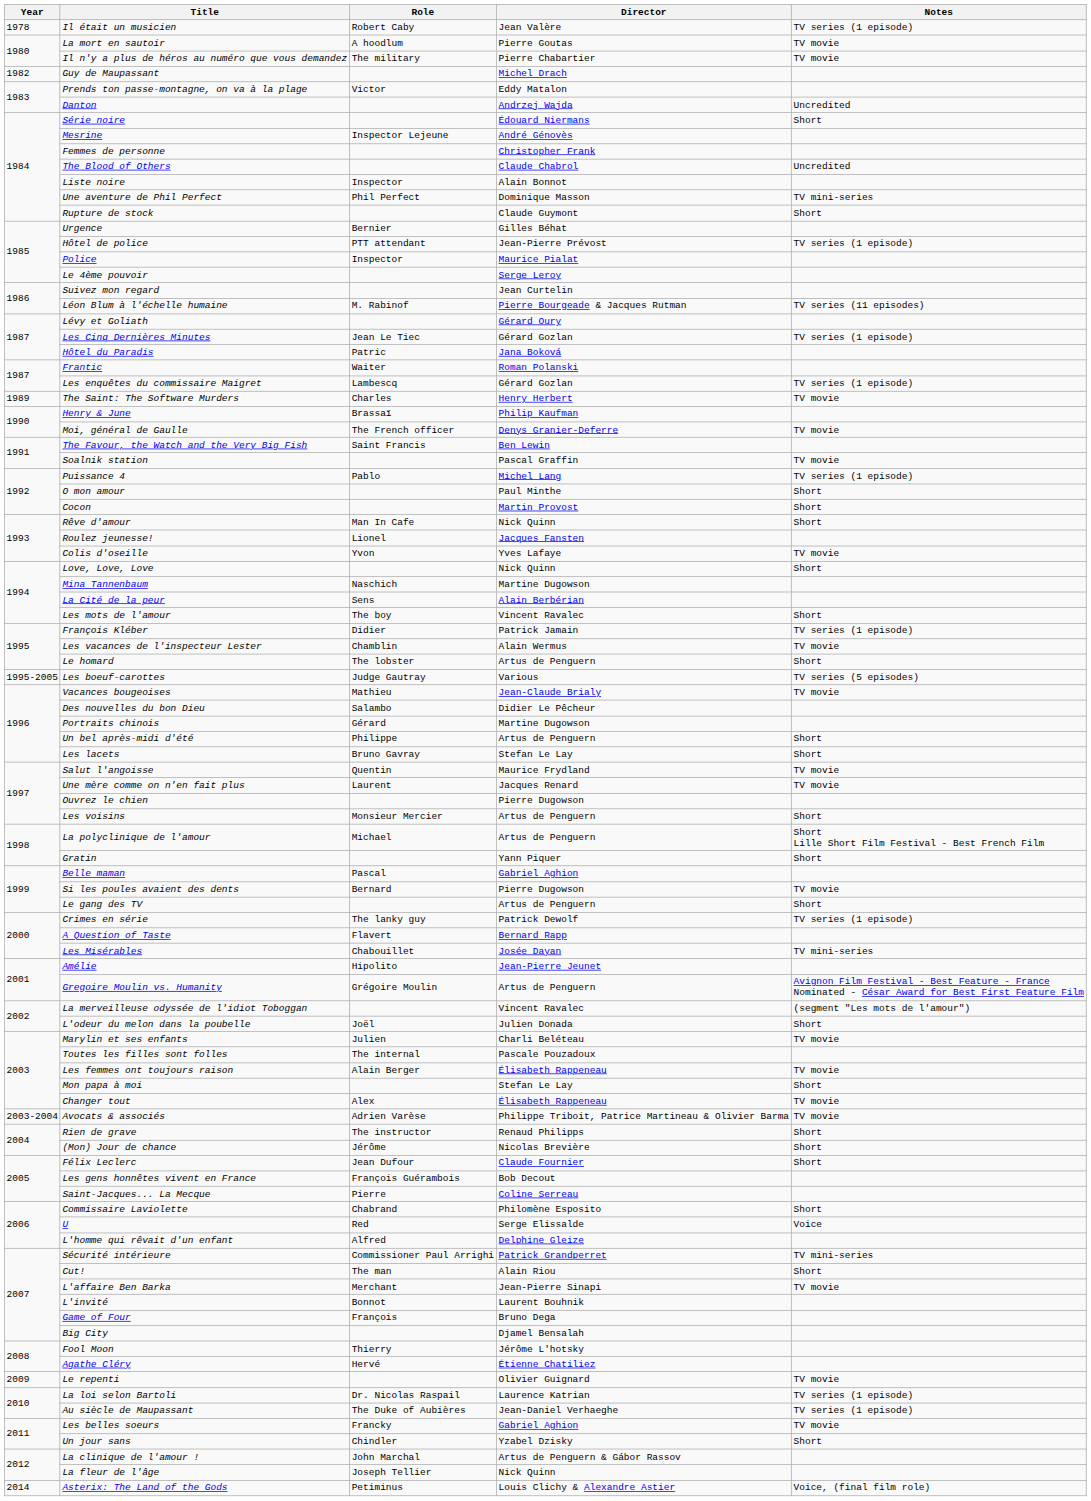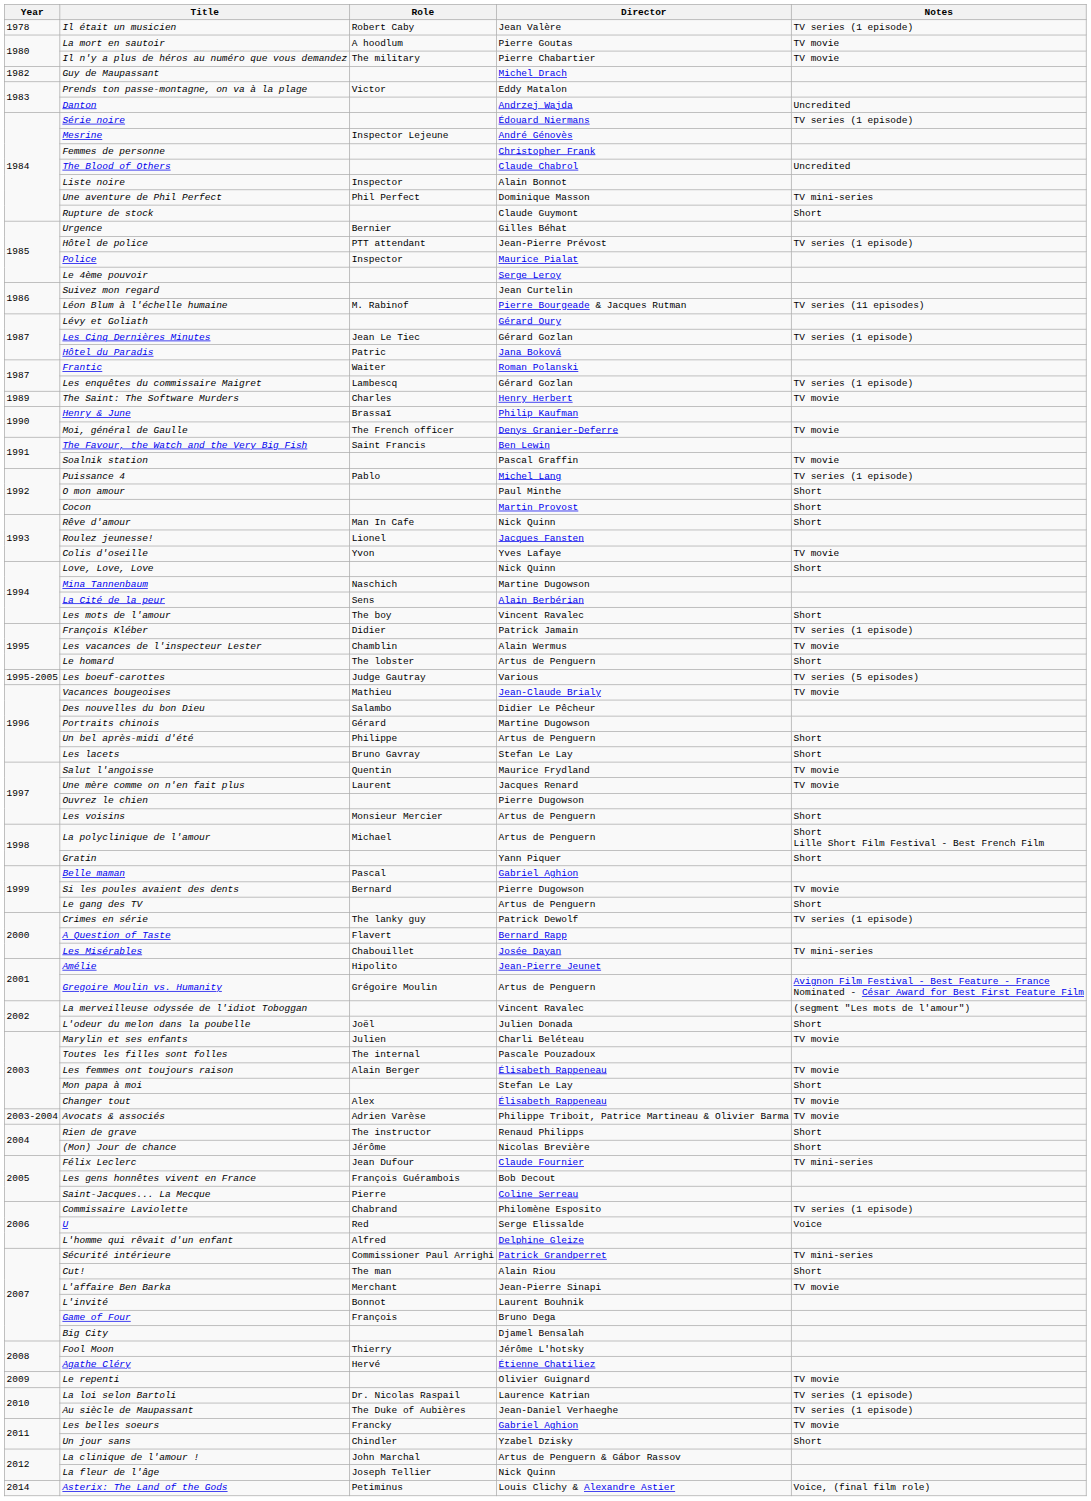(808, 120) Short -> (853, 120) TV series (1 episode)
(808, 1163) Short -> (833, 1163) TV mini-series
(808, 1209) Short -> (853, 1209) TV series (1 episode)
